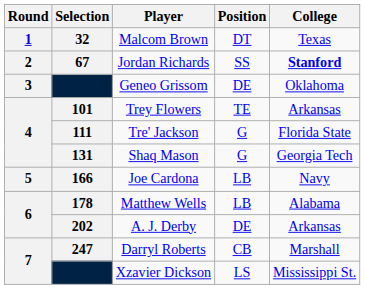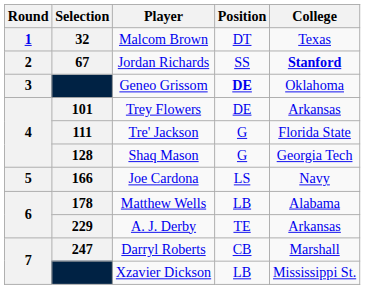(242, 86) normal -> (242, 86) bold
(242, 109) TE -> (242, 109) DE
(82, 156) 131 -> (82, 156) 128
(242, 179) LB -> (242, 179) LS
(82, 226) 202 -> (82, 226) 229
(242, 226) DE -> (242, 226) TE
(242, 272) LS -> (242, 272) LB
